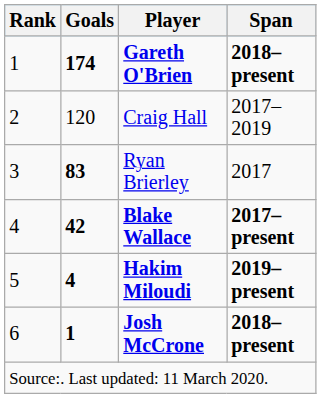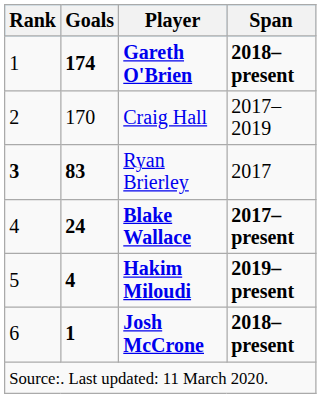(80, 117) 120 -> (80, 117) 170
(14, 171) normal -> (14, 171) bold
(75, 225) 42 -> (75, 225) 24
